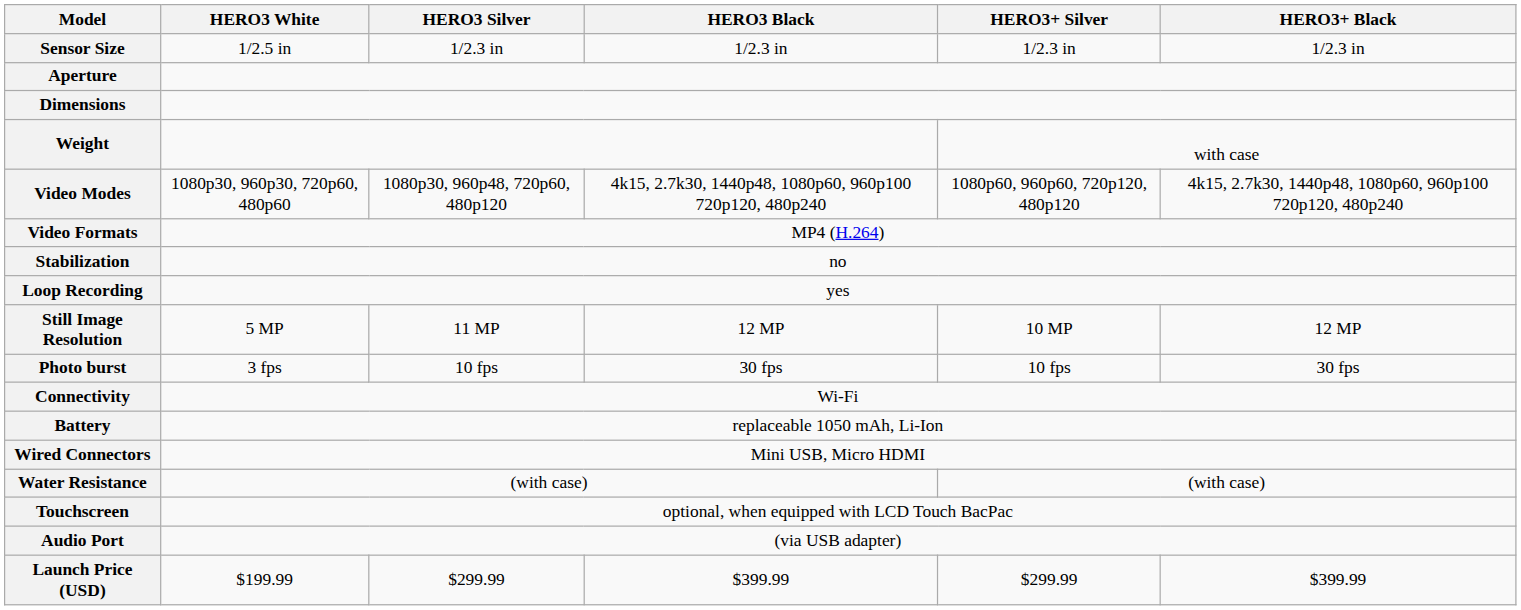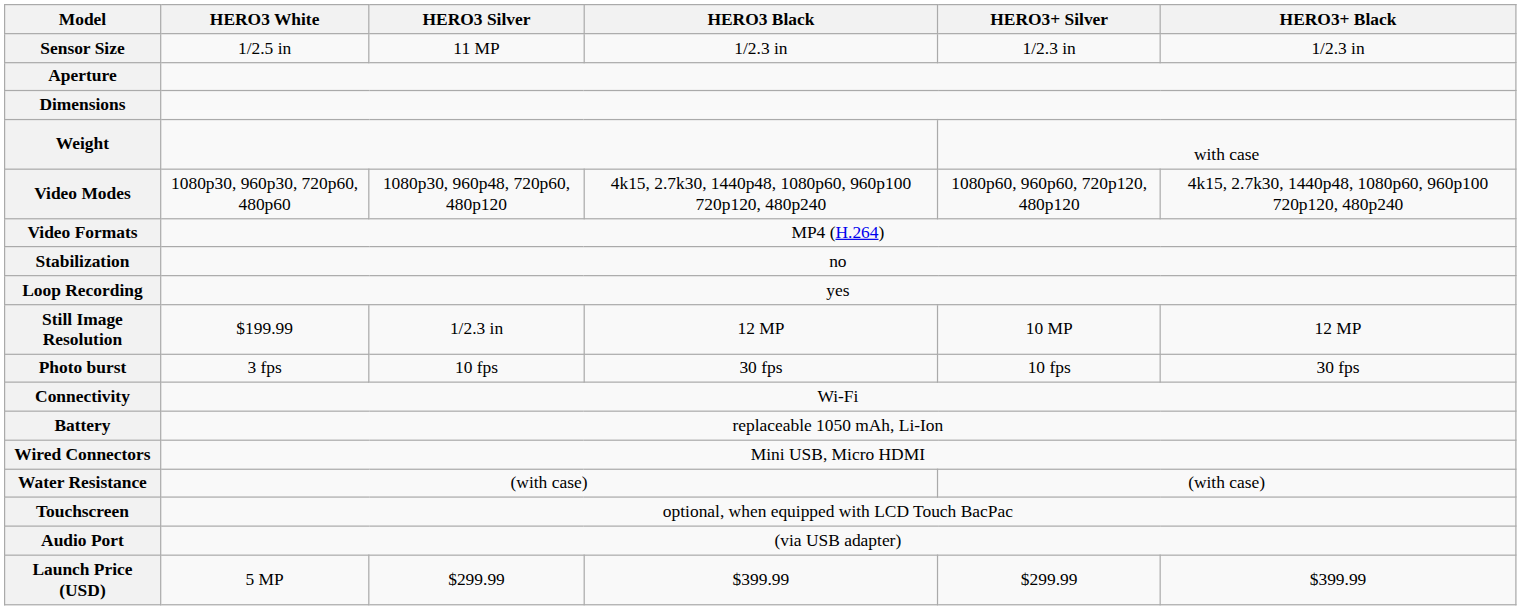(476, 47) 1/2.3 in -> (476, 47) 11 MP
(265, 329) 5 MP -> (265, 329) $199.99
(476, 329) 11 MP -> (476, 329) 1/2.3 in
(265, 579) $199.99 -> (265, 579) 5 MP
